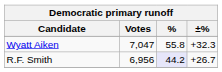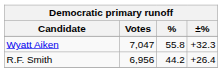(175, 60) lavender background -> (175, 60) no background
(203, 60) +26.7 -> (203, 60) +26.4
